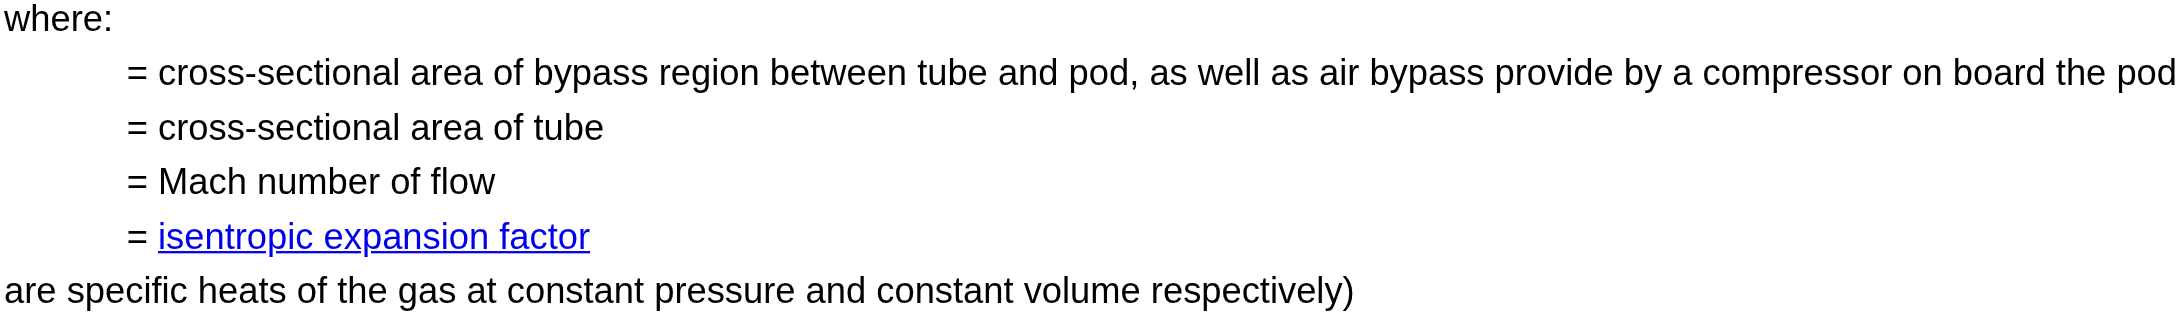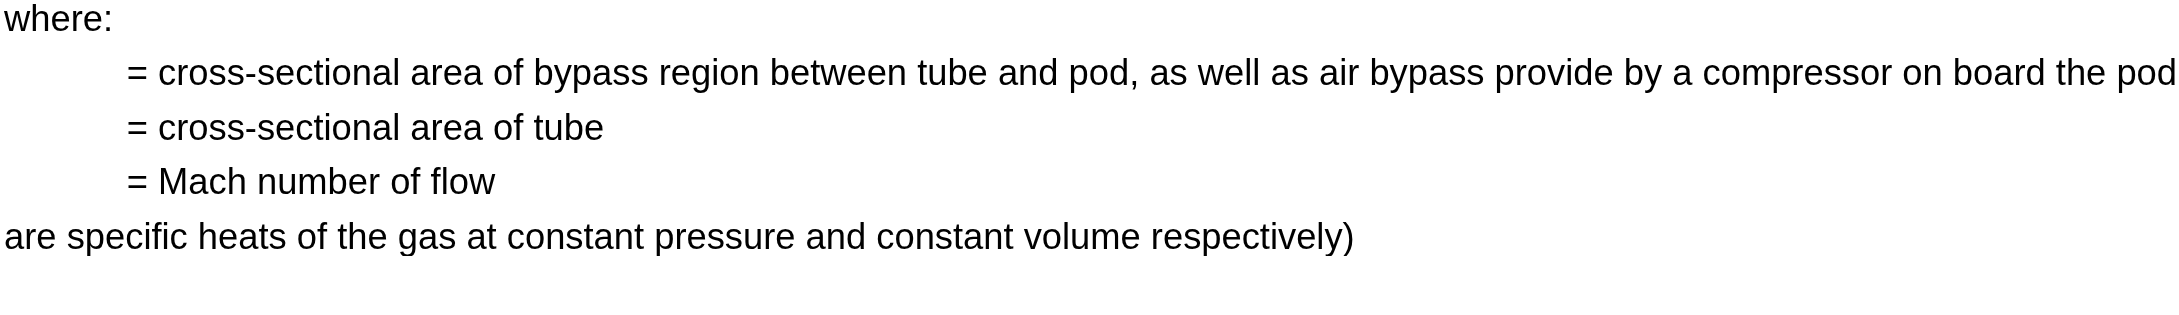- row: (358, 236)
